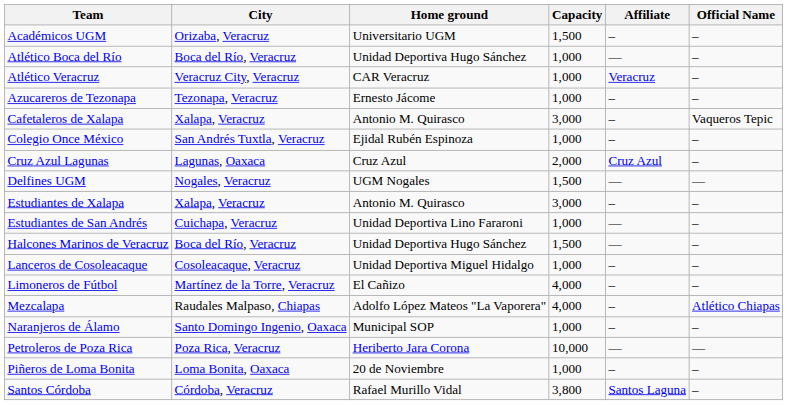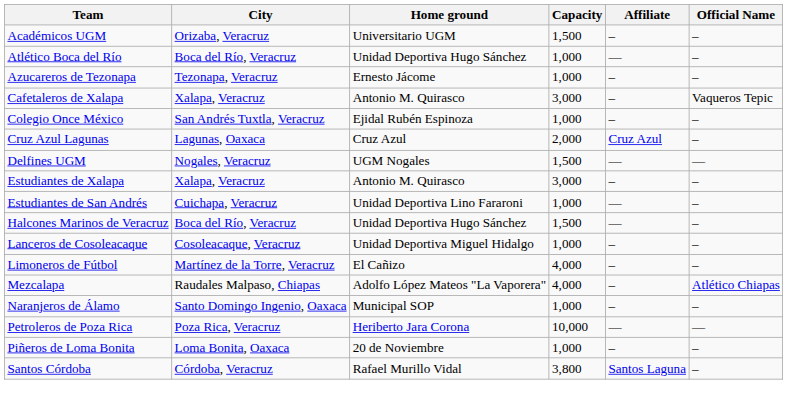- row: (53, 77)
